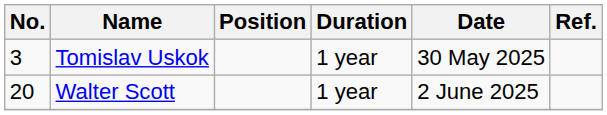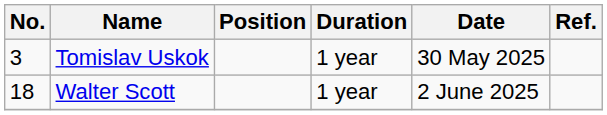(22, 92) 20 -> (22, 92) 18
